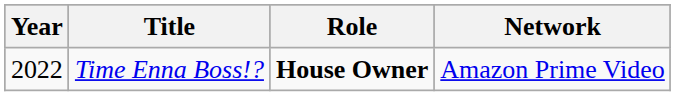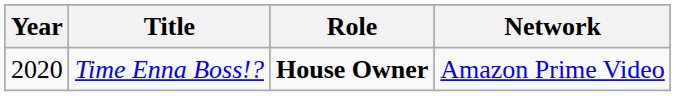(37, 68) 2022 -> (37, 68) 2020
